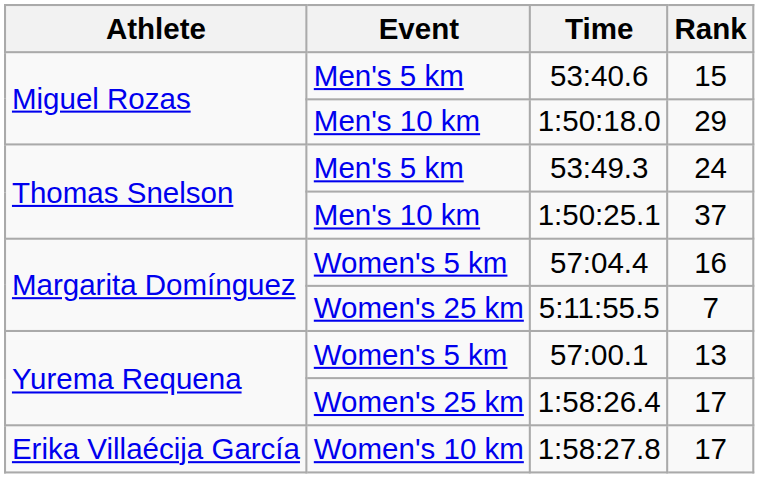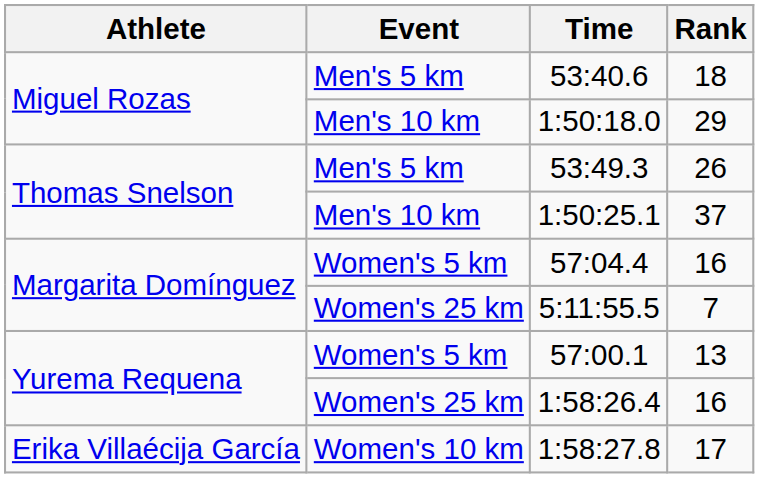(711, 75) 15 -> (711, 75) 18
(711, 169) 24 -> (711, 169) 26
(711, 402) 17 -> (711, 402) 16
